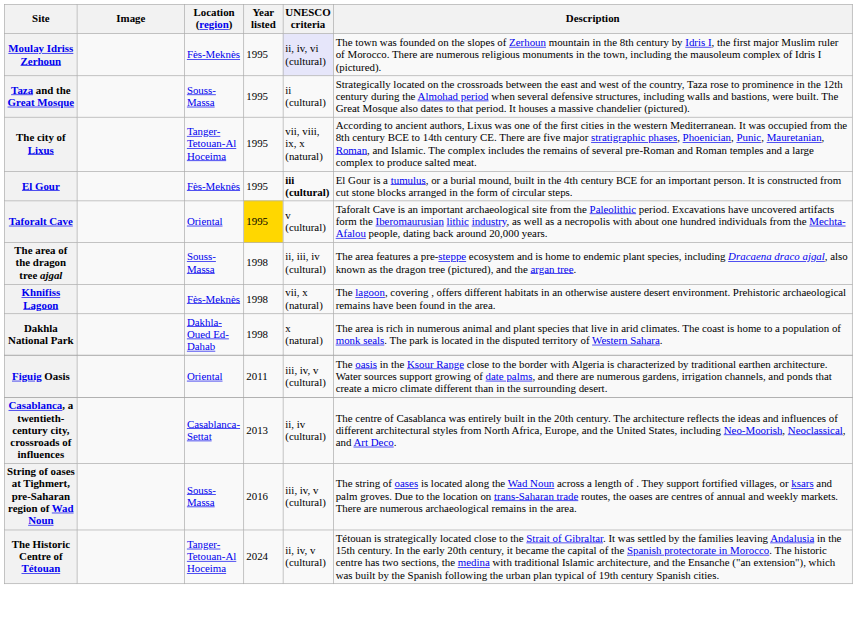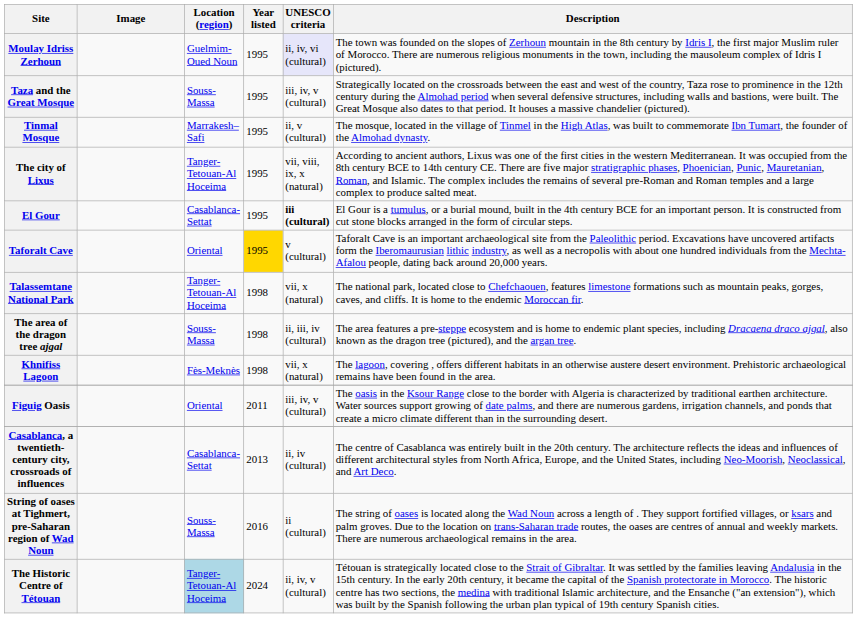(213, 54) Fès-Meknès -> (212, 54) Guelmim-Oued Noun
(306, 96) ii (cultural) -> (306, 96) iii, iv, v (cultural)
+ row: (41, 132)
(213, 186) Fès-Meknès -> (213, 215) Casablanca-Settat
+ row: (41, 293)
- row: (41, 334)
(306, 496) iii, iv, v (cultural) -> (306, 526) ii (cultural)
(212, 556) no background -> (212, 586) lightblue background
